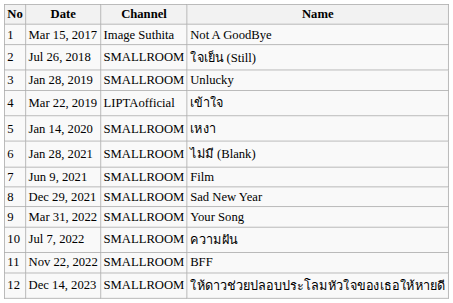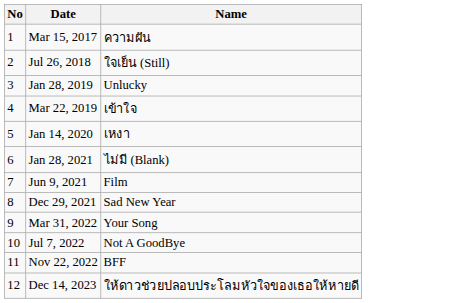- column: (144, 14)
(231, 34) Not A GoodBye -> (127, 37) ความฝัน
(214, 240) ความฝัน -> (144, 242) Not A GoodBye
